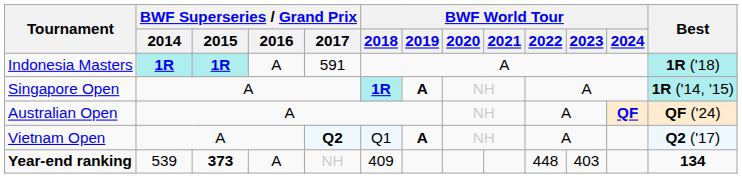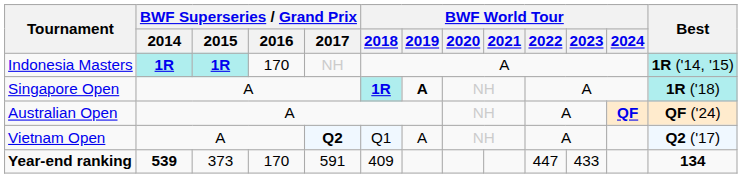(276, 65) A -> (276, 65) 170
(332, 65) 591 -> (332, 65) NH
(693, 65) 1R ('18) -> (693, 65) 1R ('14, '15)
(693, 89) 1R ('14, '15) -> (693, 89) 1R ('18)
(422, 138) bold -> (422, 138) normal
(164, 162) normal -> (164, 162) bold
(220, 162) bold -> (220, 162) normal
(276, 162) A -> (276, 162) 170
(332, 162) NH -> (332, 162) 591
(545, 162) 448 -> (545, 162) 447
(587, 162) 403 -> (587, 162) 433
